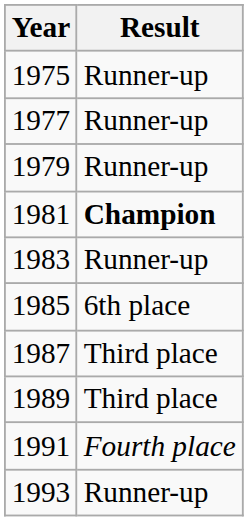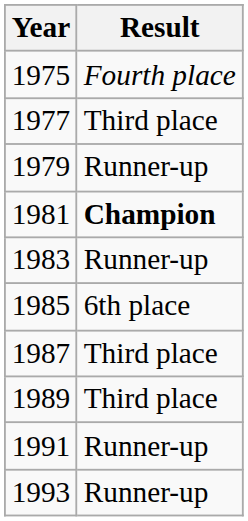(146, 74) Runner-up -> (160, 74) Fourth place
(146, 120) Runner-up -> (151, 120) Third place
(160, 445) Fourth place -> (146, 445) Runner-up
